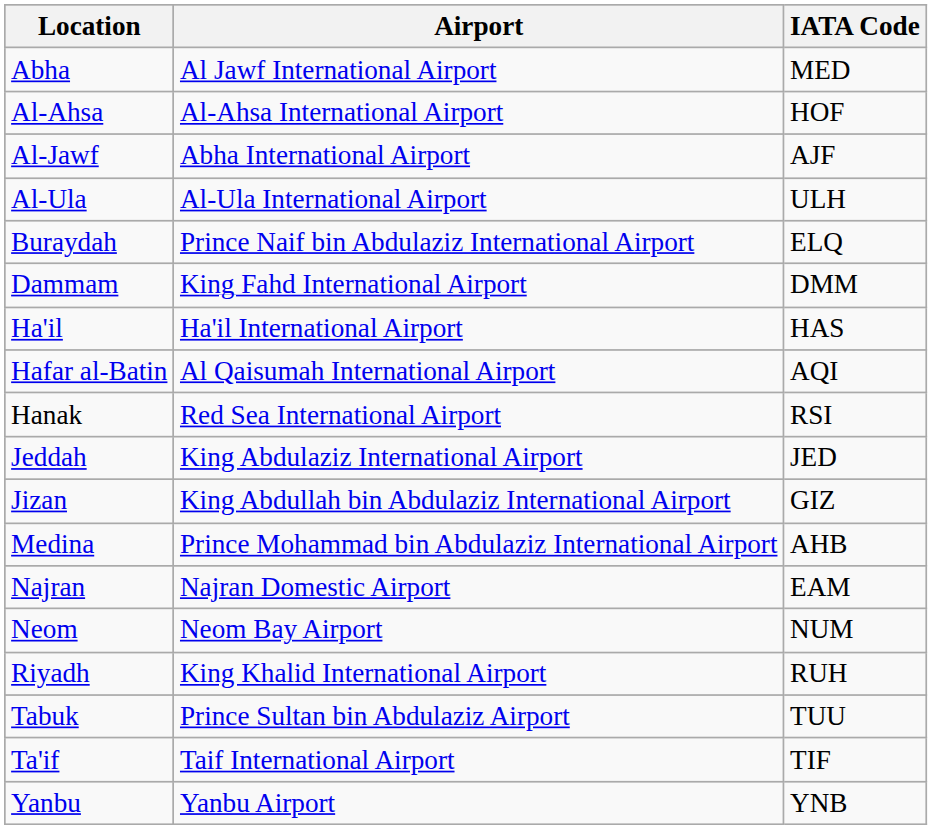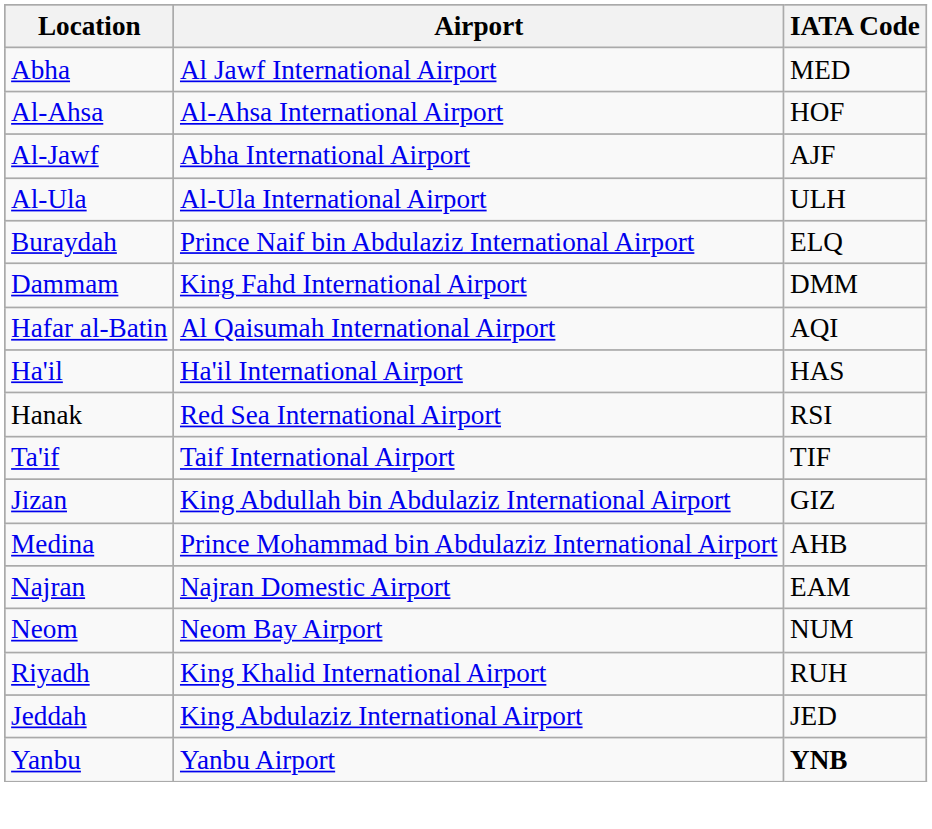rows swapped: (89, 371) <-> (37, 328)
rows swapped: (49, 457) <-> (35, 759)
- row: (45, 716)
(819, 802) normal -> (819, 759) bold
